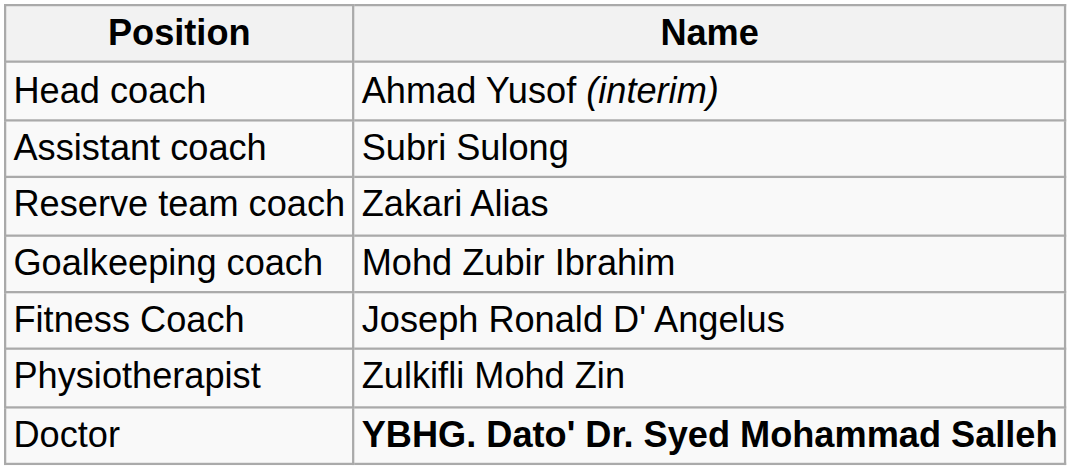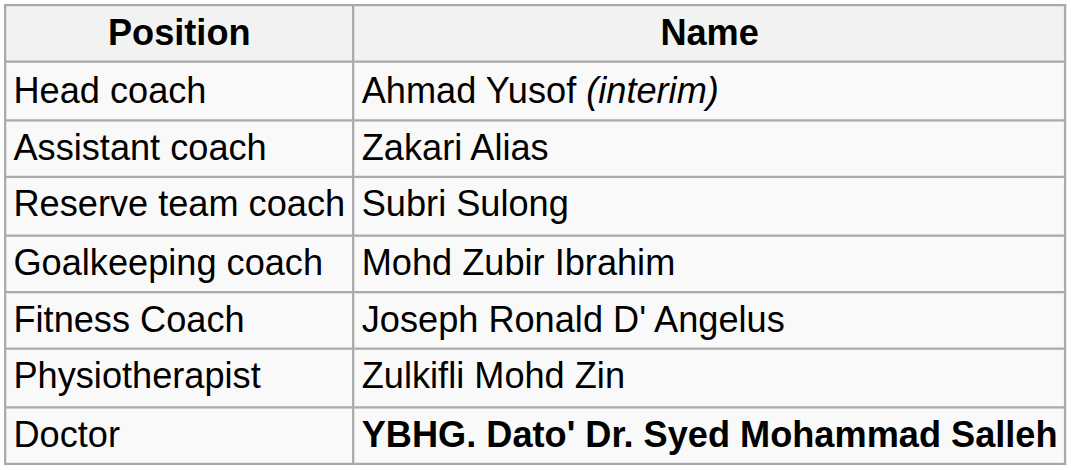(465, 147) Subri Sulong -> (455, 147) Zakari Alias
(455, 205) Zakari Alias -> (465, 205) Subri Sulong
